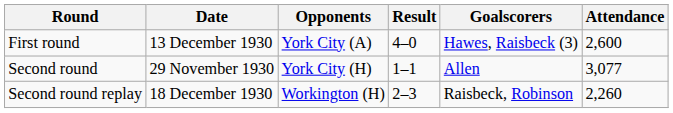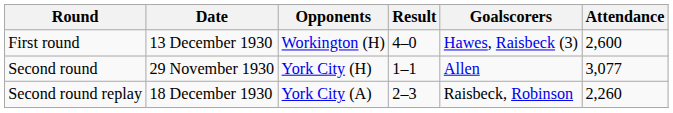(327, 42) York City (A) -> (333, 42) Workington (H)
(333, 94) Workington (H) -> (327, 94) York City (A)
